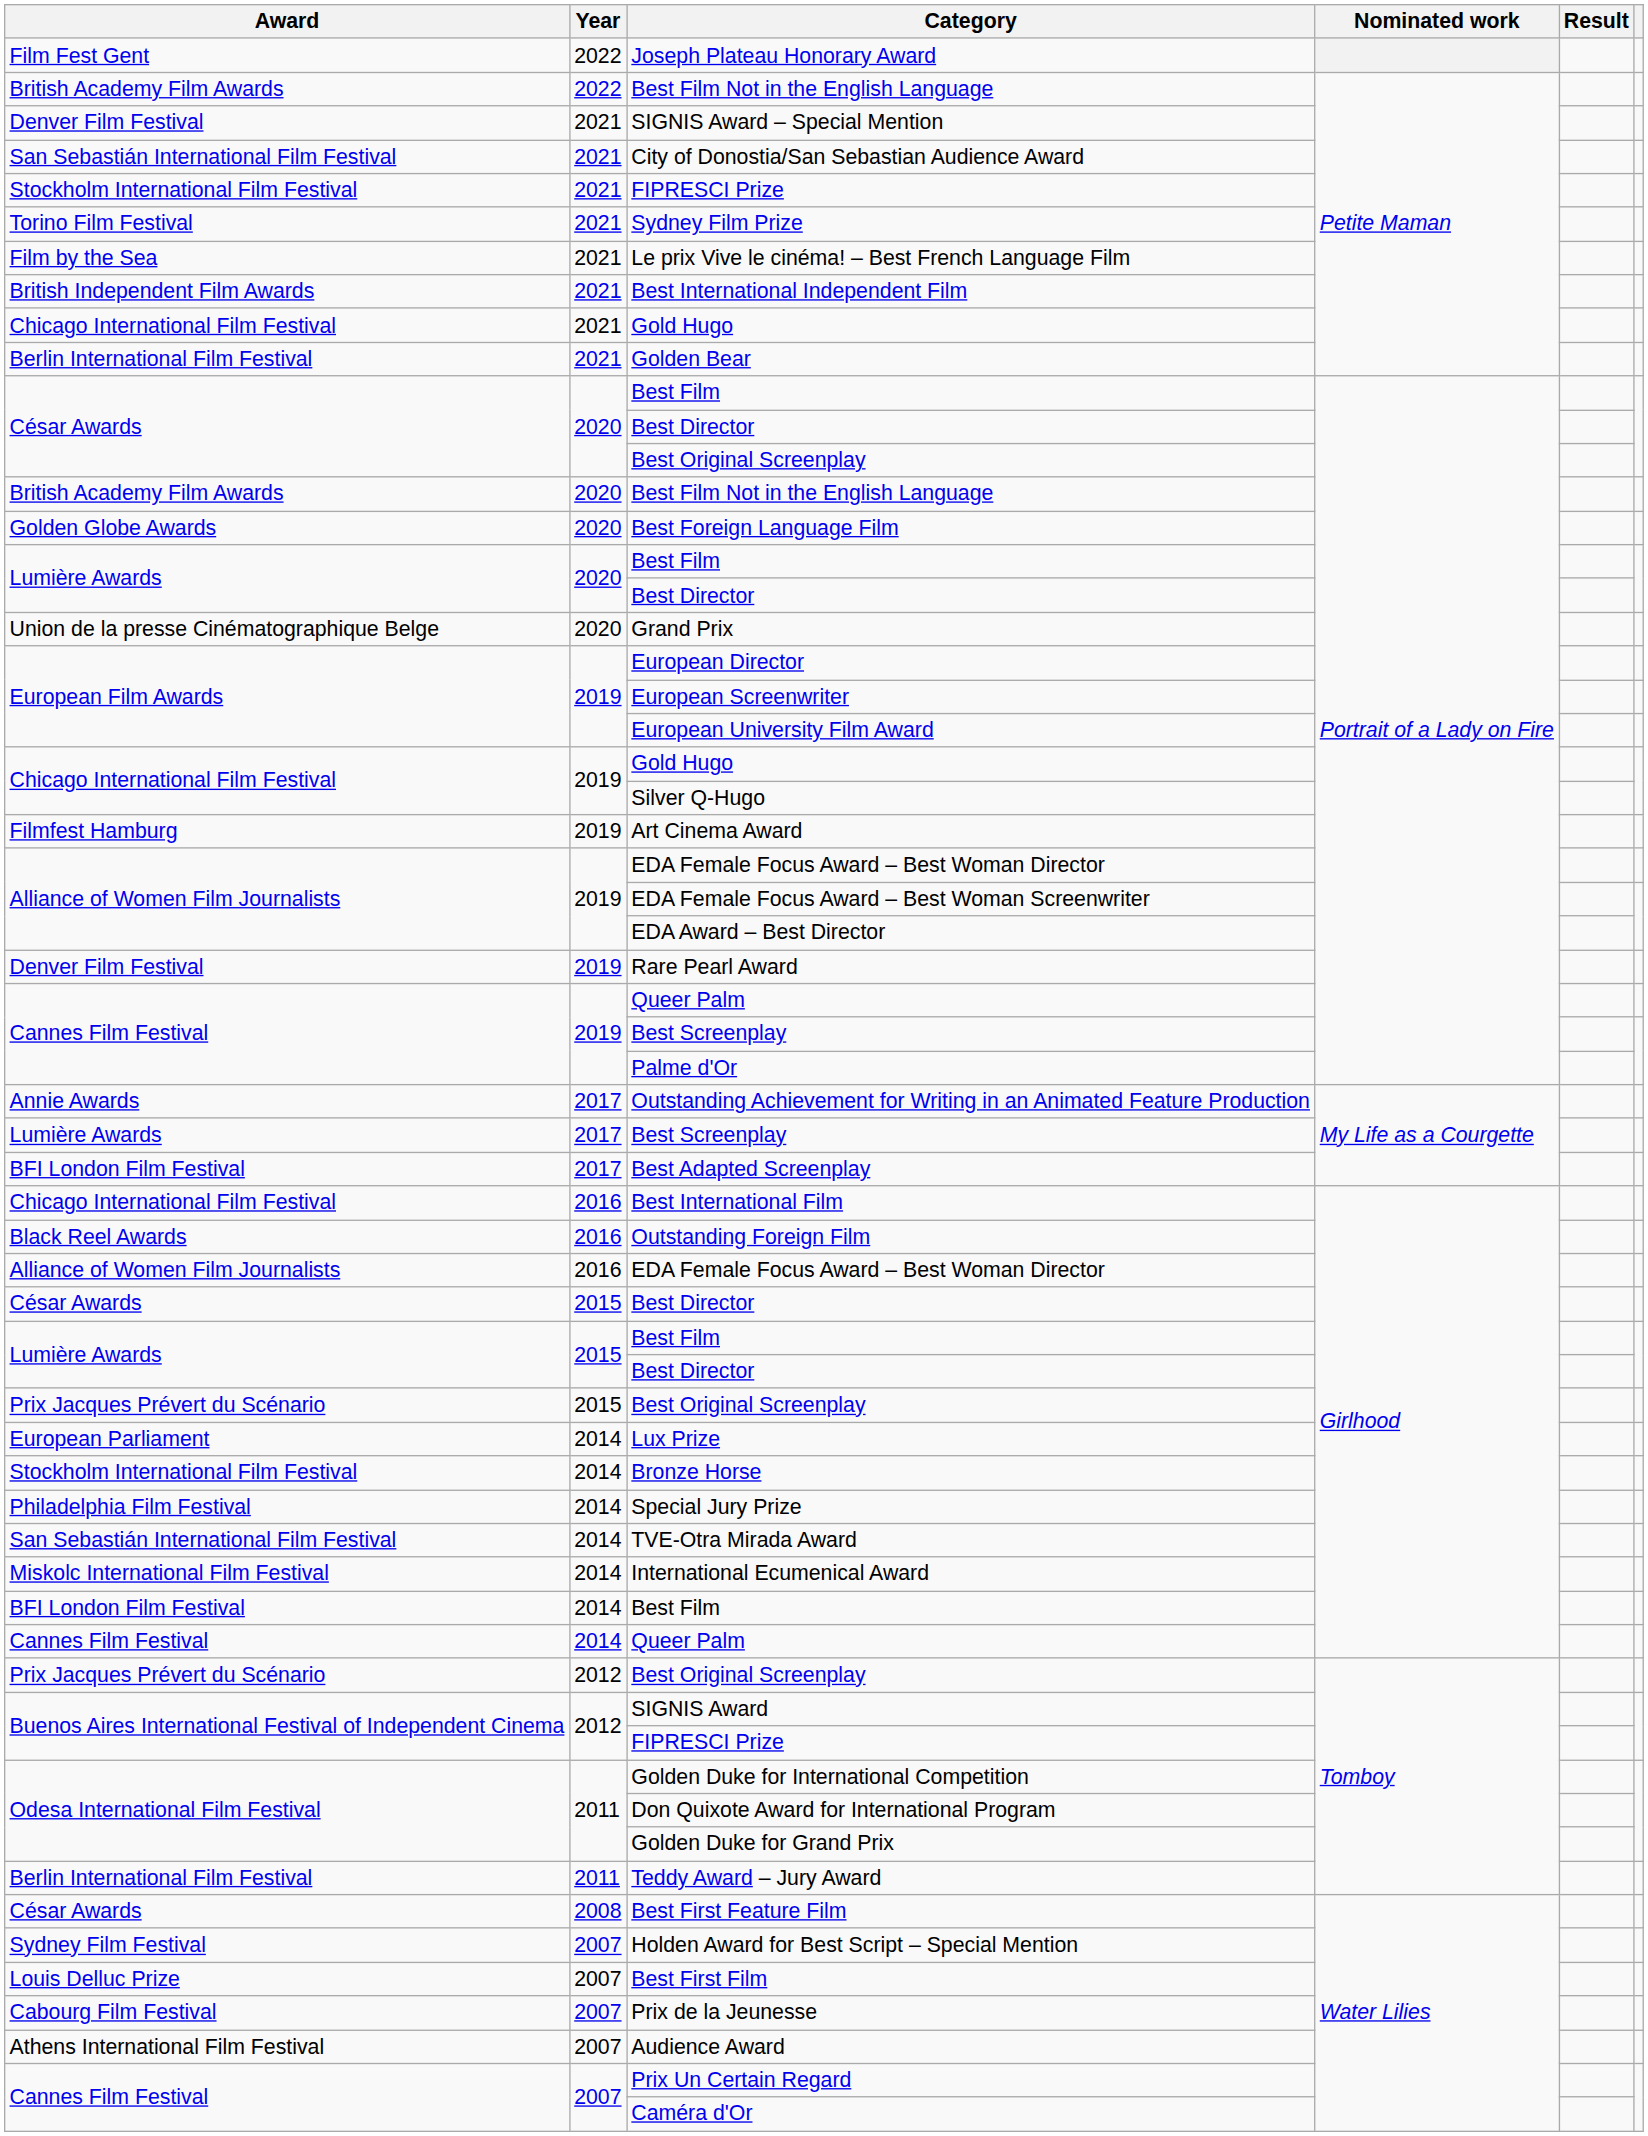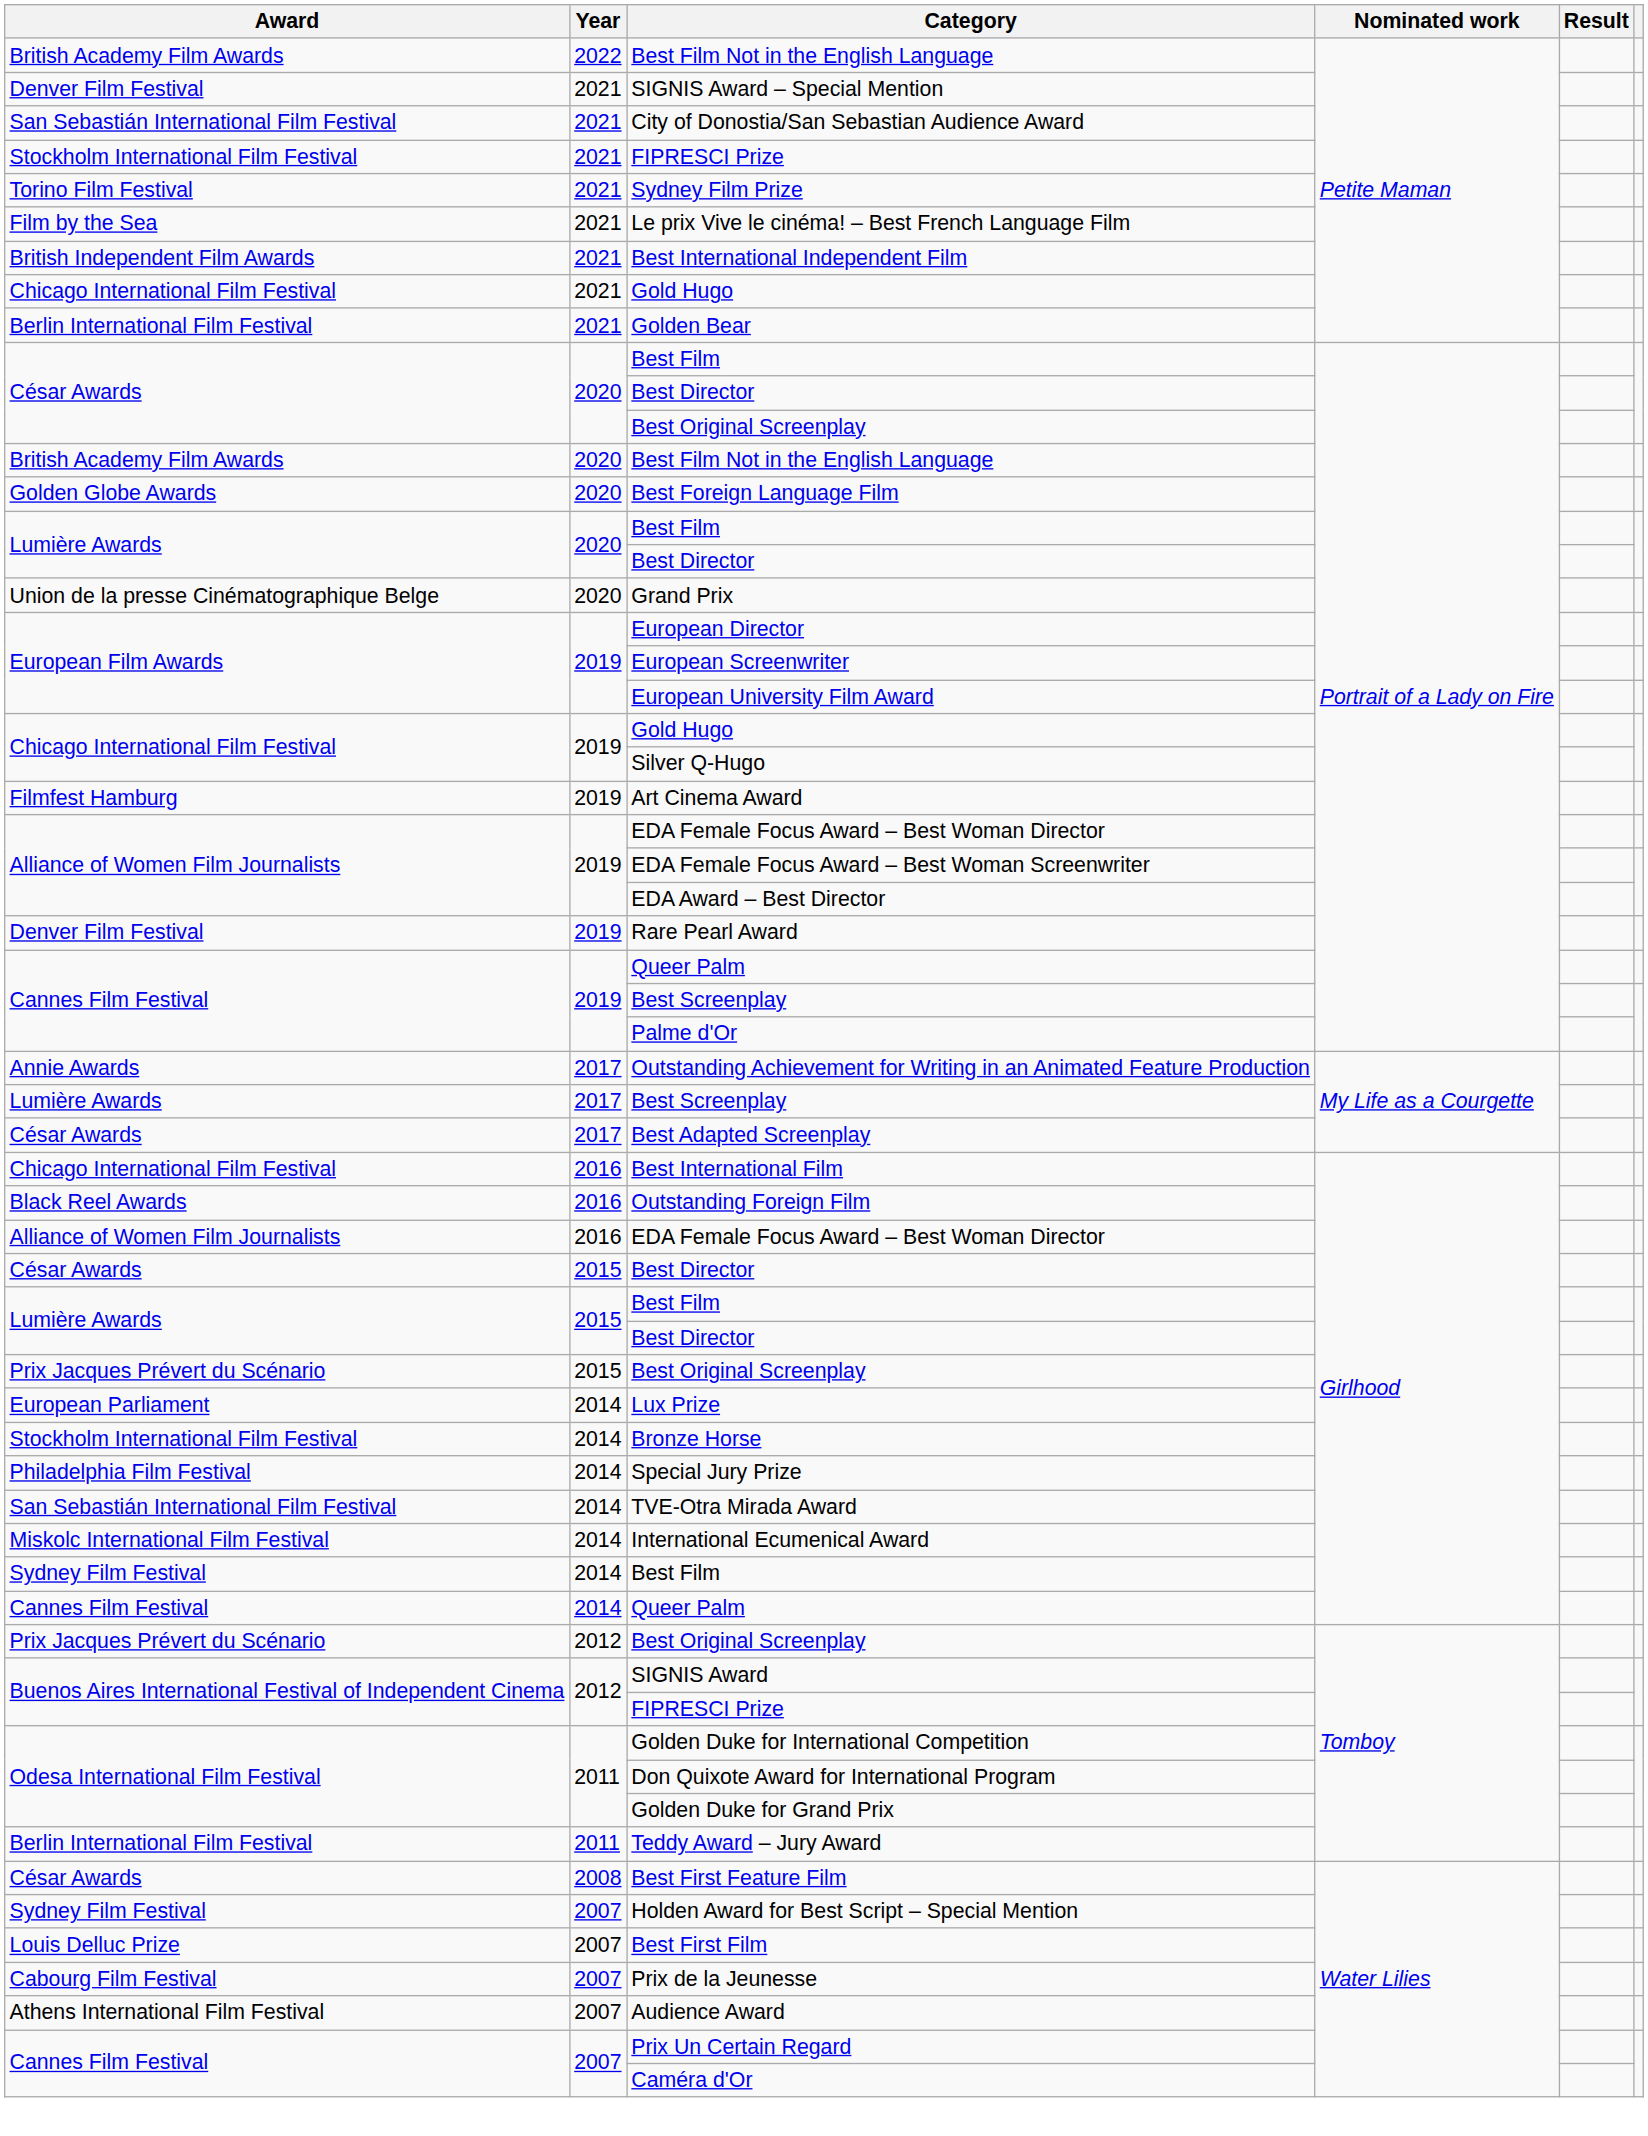- row: (598, 55)
(127, 1168) BFI London Film Festival -> (76, 1135) César Awards
(127, 1607) BFI London Film Festival -> (108, 1573) Sydney Film Festival
